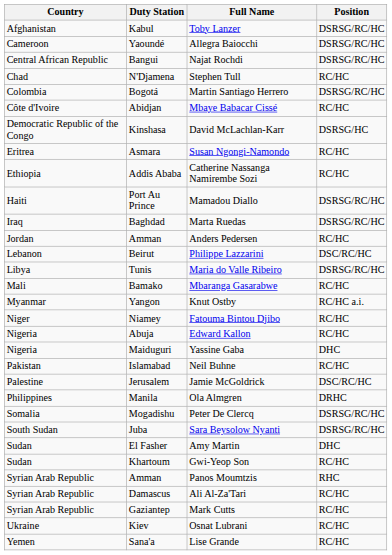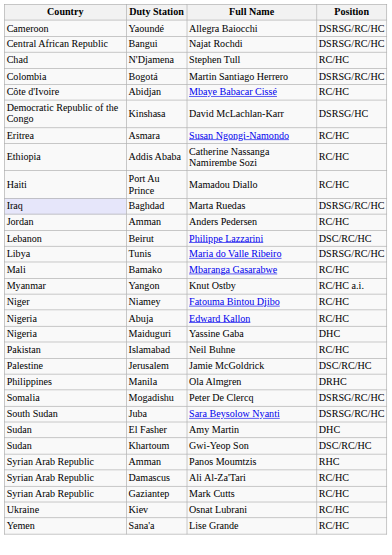- row: (215, 28)
(352, 200) DSRSG/RC/HC -> (334, 184) RC/HC
(15, 222) no background -> (15, 206) lavender background
(334, 462) RC/HC -> (345, 446) DSC/RC/HC
